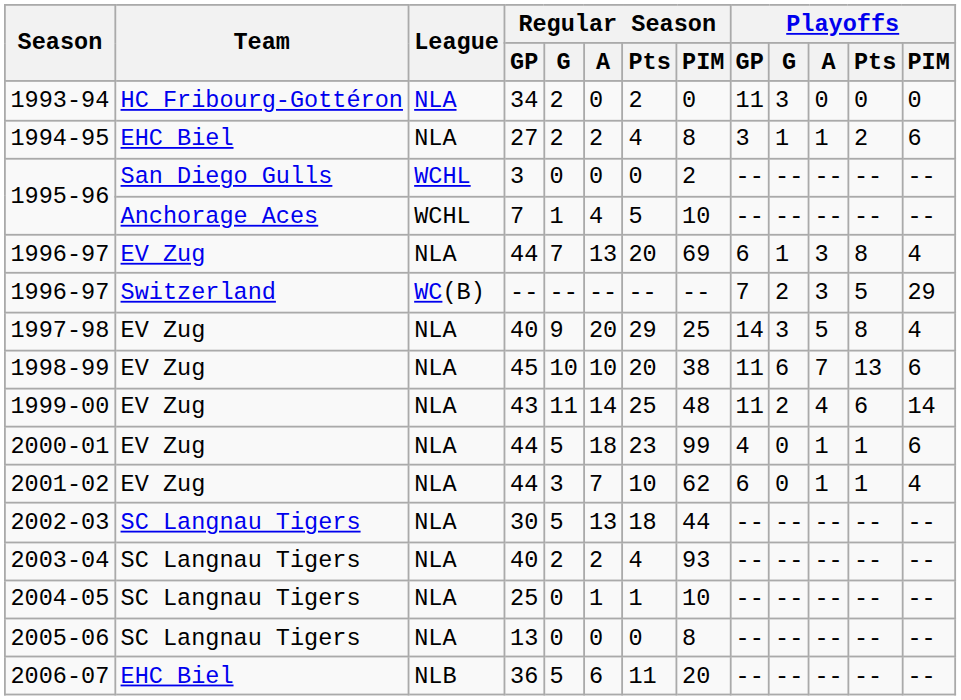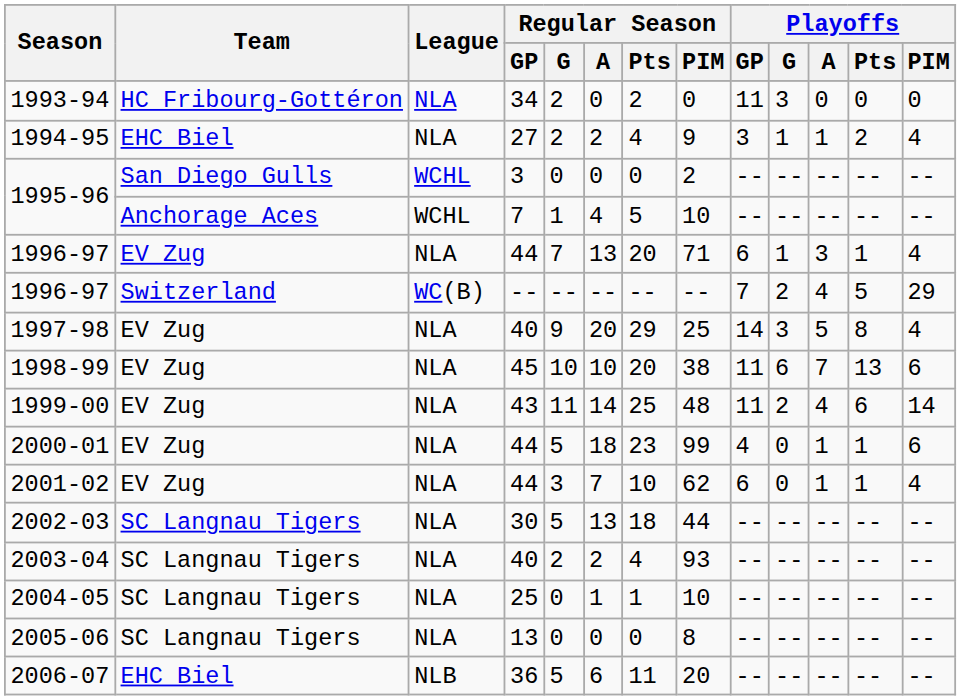(689, 139) 8 -> (689, 139) 9
(915, 139) 6 -> (915, 139) 4
(696, 254) 69 -> (696, 254) 71
(861, 254) 8 -> (861, 254) 1
(822, 293) 3 -> (822, 293) 4
